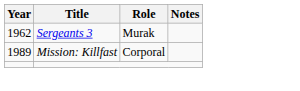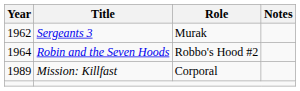+ row: (103, 52)
